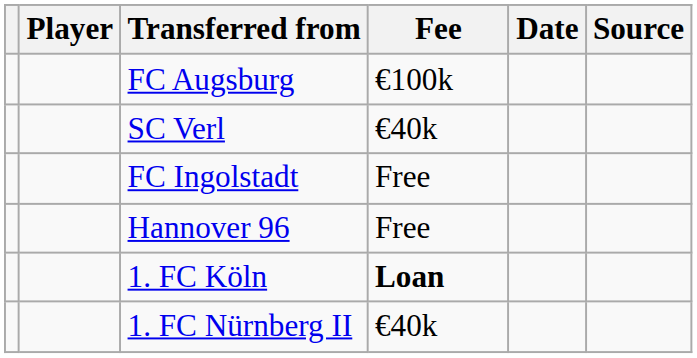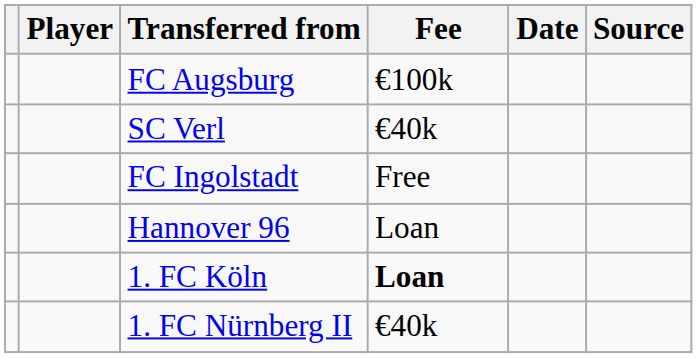(403, 227) Free -> (407, 227) Loan
